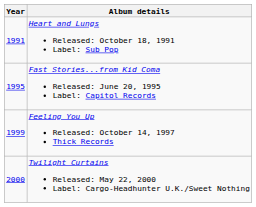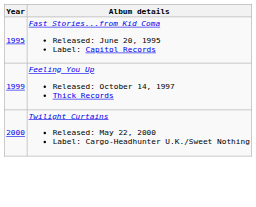- row: (139, 36)
